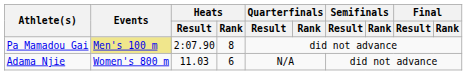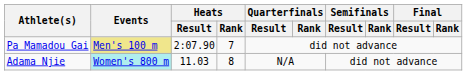(231, 45) 8 -> (231, 45) 7
(131, 61) no background -> (131, 61) paleturquoise background
(231, 61) 6 -> (231, 61) 8
